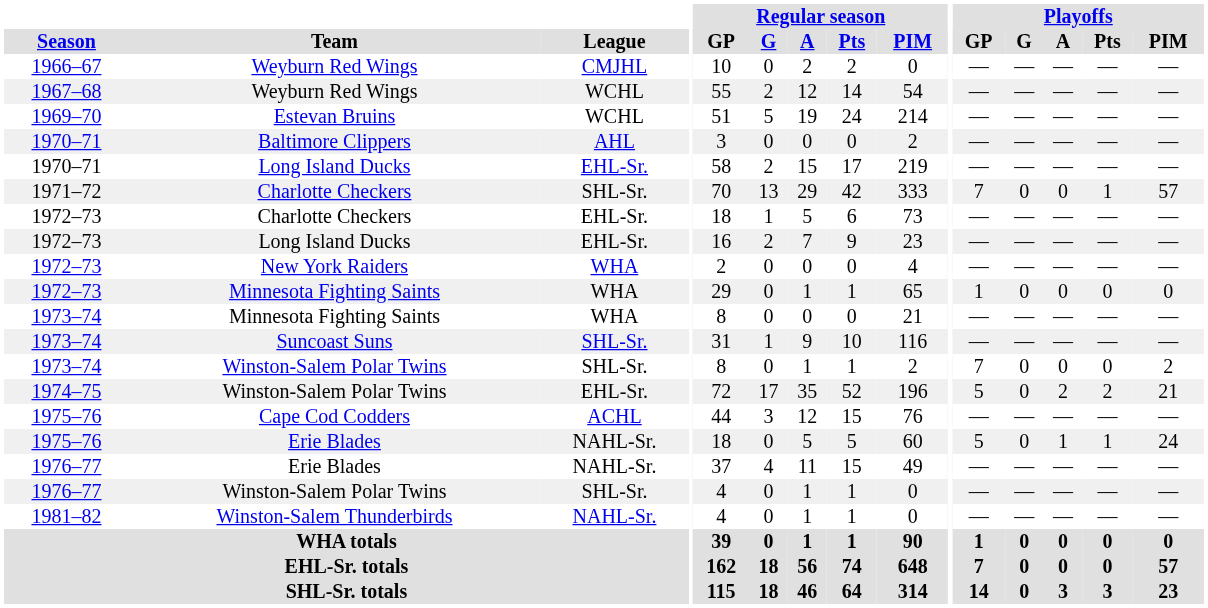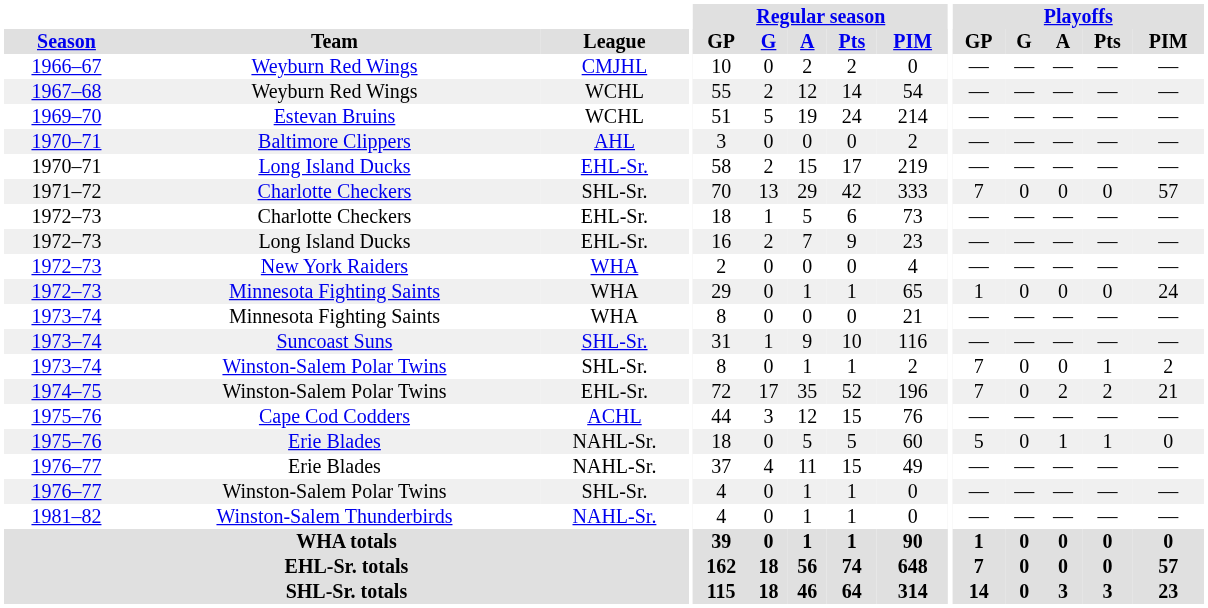(1107, 191) 1 -> (1107, 191) 0
(1168, 291) 0 -> (1168, 291) 24
(1107, 366) 0 -> (1107, 366) 1
(979, 391) 5 -> (979, 391) 7
(1168, 441) 24 -> (1168, 441) 0
